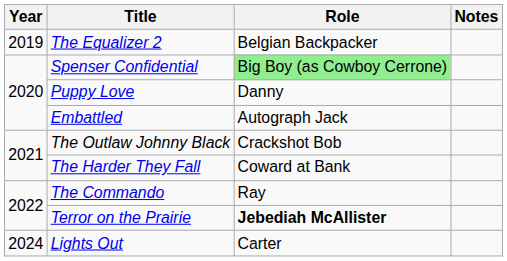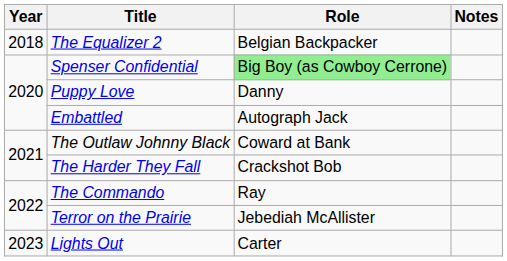(26, 42) 2019 -> (26, 42) 2018
(290, 142) Crackshot Bob -> (294, 142) Coward at Bank
(294, 167) Coward at Bank -> (290, 167) Crackshot Bob
(312, 218) bold -> (306, 218) normal
(26, 243) 2024 -> (26, 243) 2023
